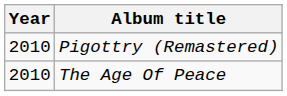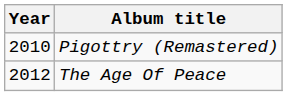(30, 76) 2010 -> (30, 76) 2012
